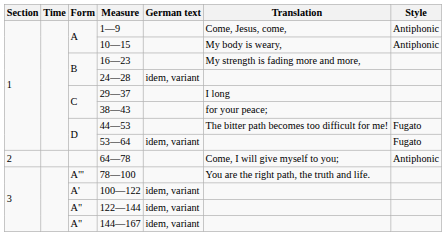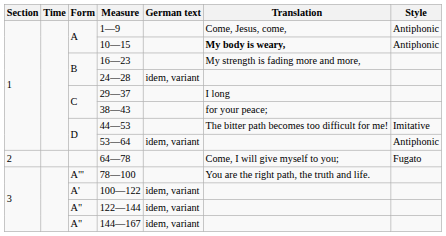(244, 45) normal -> (245, 45) bold
(407, 126) Fugato -> (411, 126) Imitative
(407, 142) Fugato -> (416, 142) Antiphonic
(416, 158) Antiphonic -> (407, 158) Fugato
